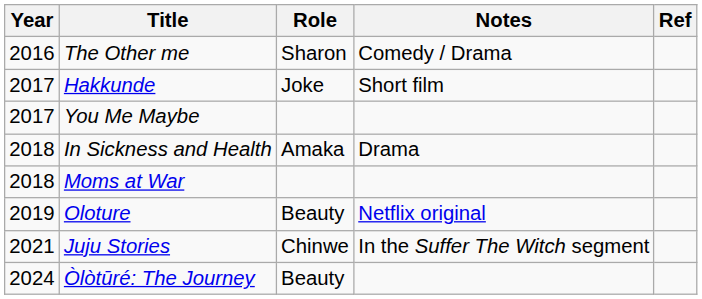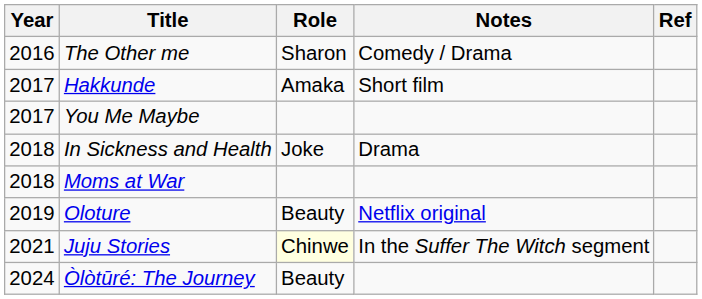(303, 85) Joke -> (313, 85) Amaka
(313, 149) Amaka -> (303, 149) Joke
(315, 246) no background -> (315, 246) lightyellow background
